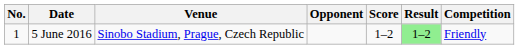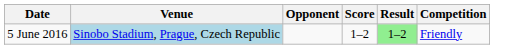- column: (16, 14)
(201, 34) no background -> (177, 34) lightblue background
